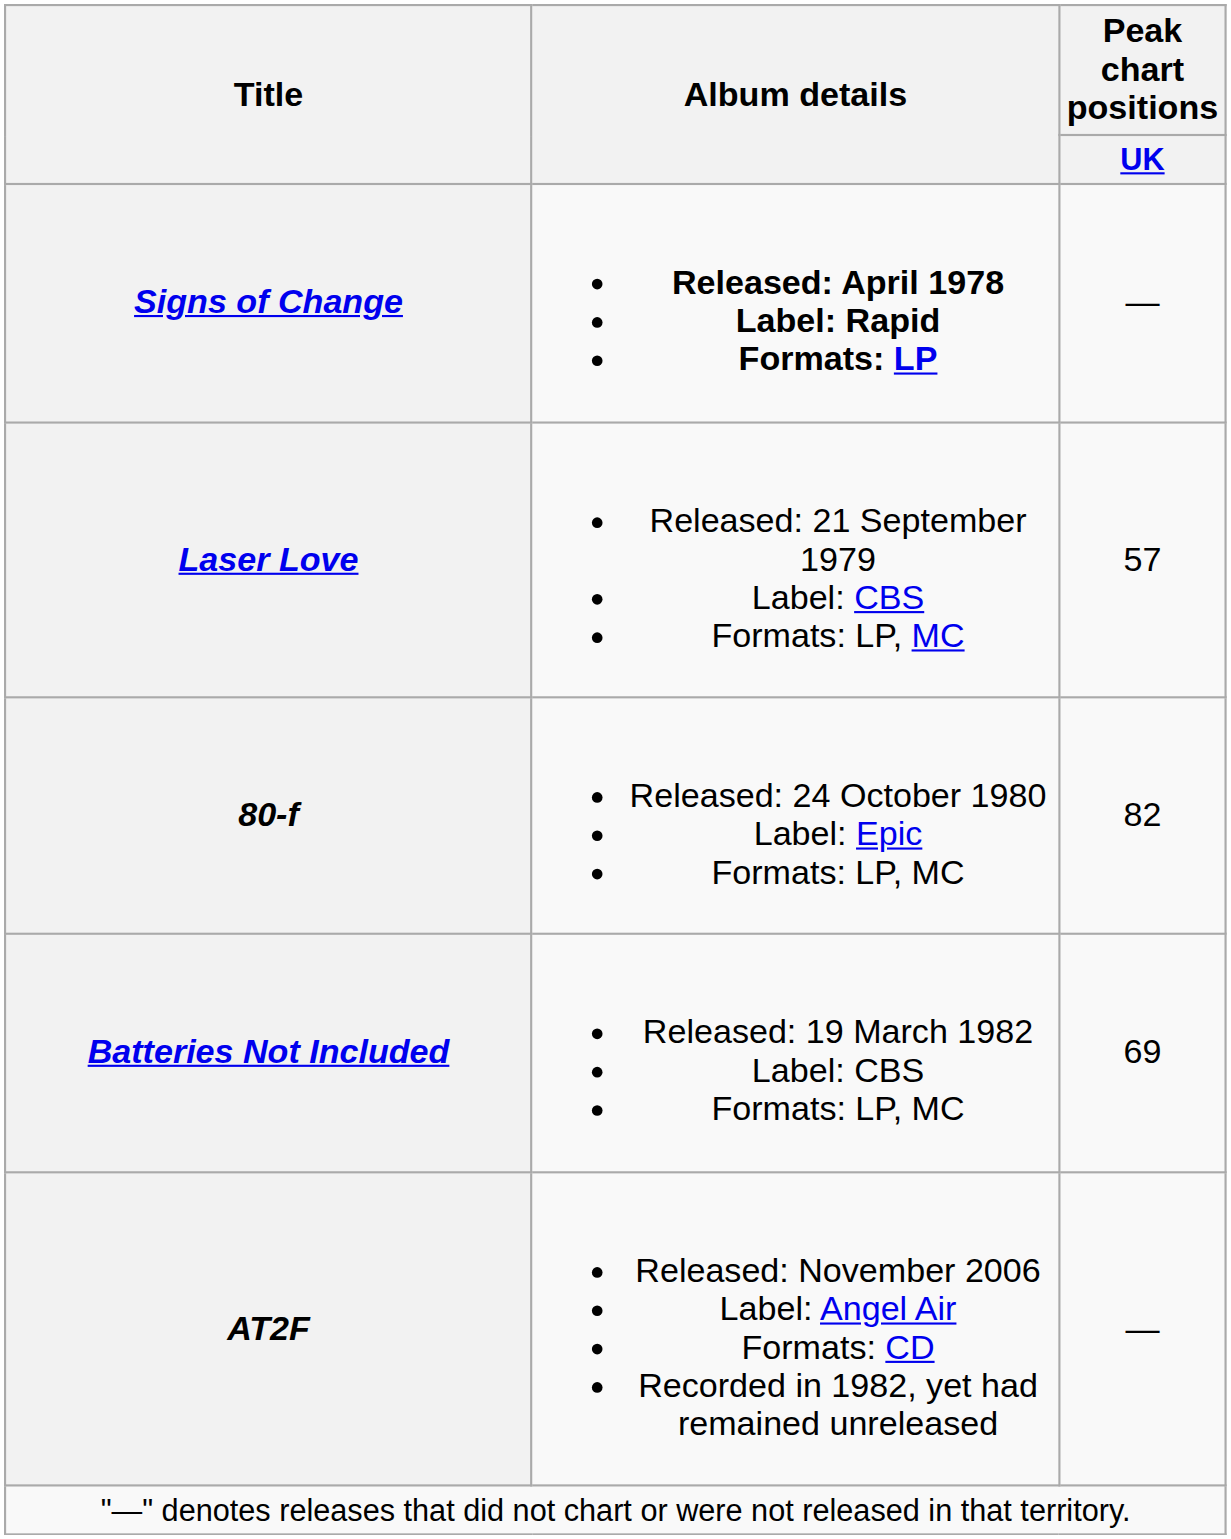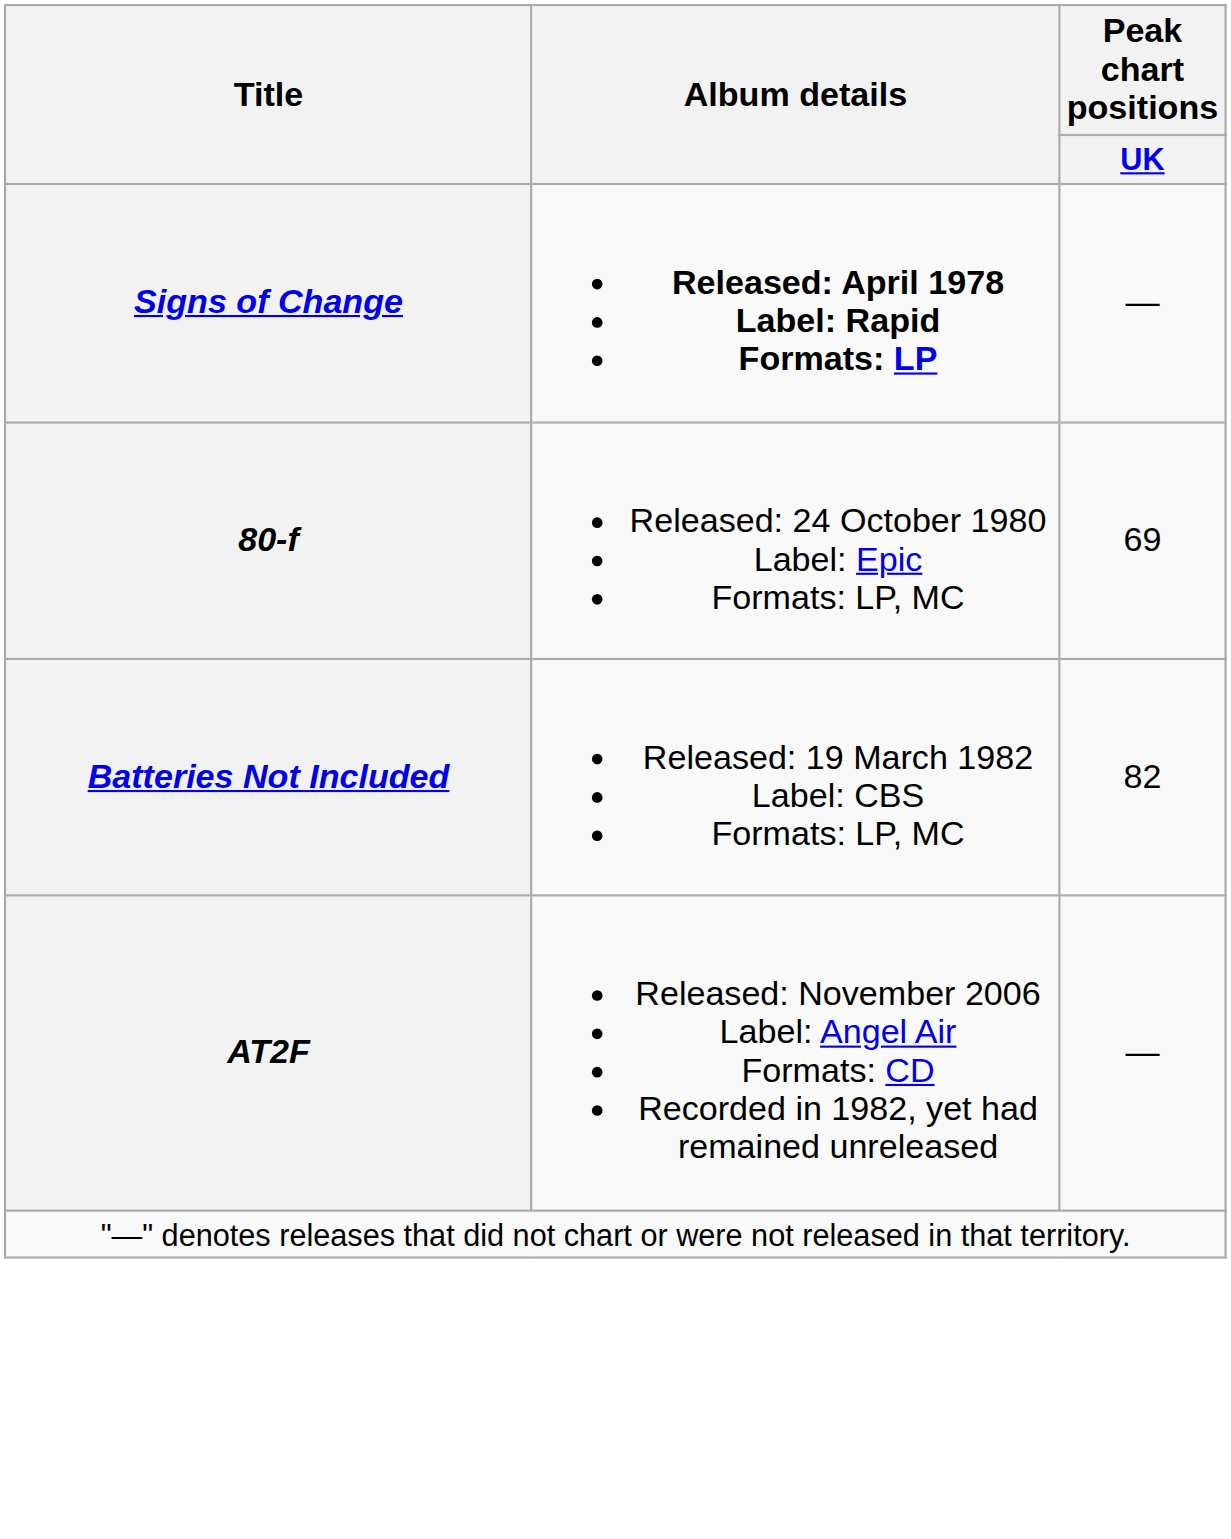- row: (269, 558)
(1142, 815) 82 -> (1142, 539) 69
(1142, 1052) 69 -> (1142, 776) 82
